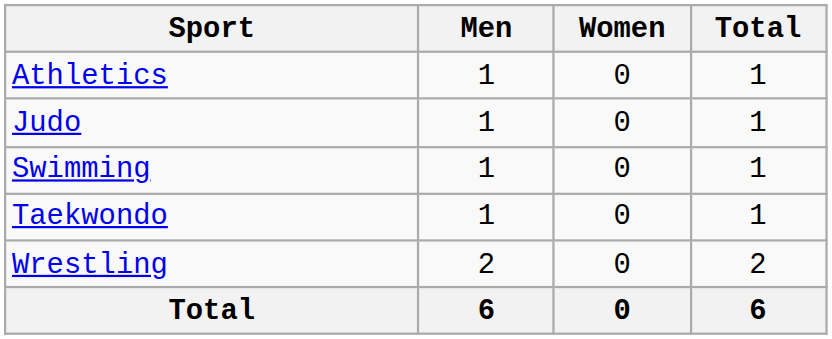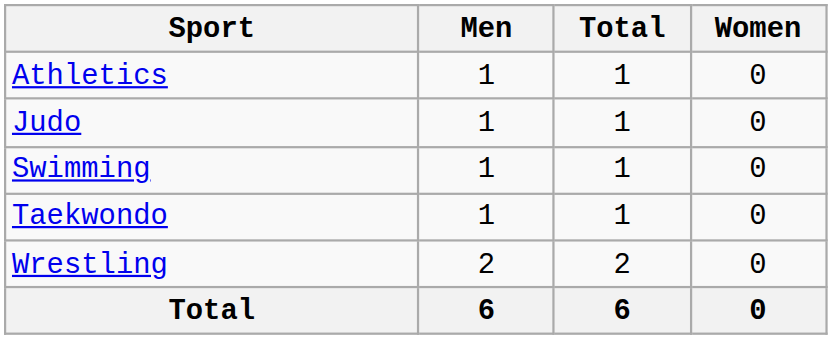columns swapped: (622, 29) <-> (758, 29)
